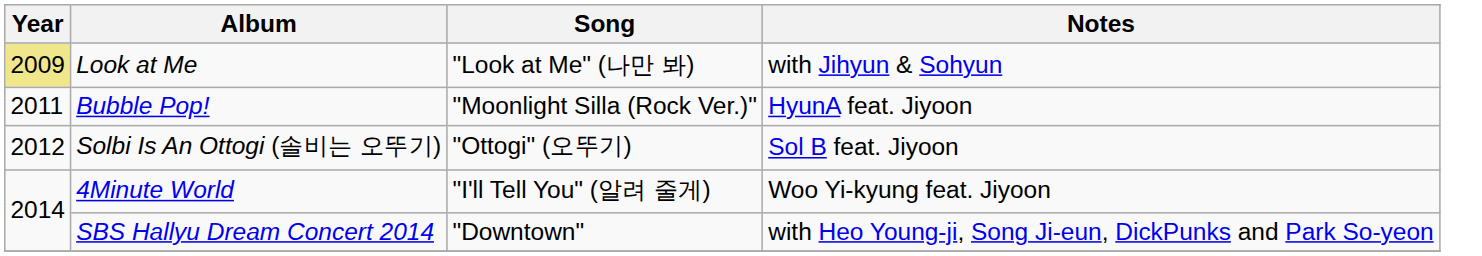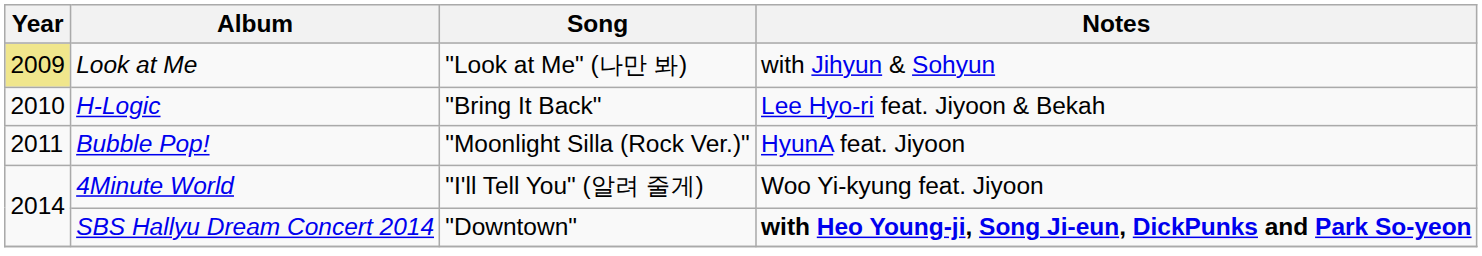+ row: (118, 106)
- row: (259, 146)
(1101, 231) normal -> (1116, 227) bold
